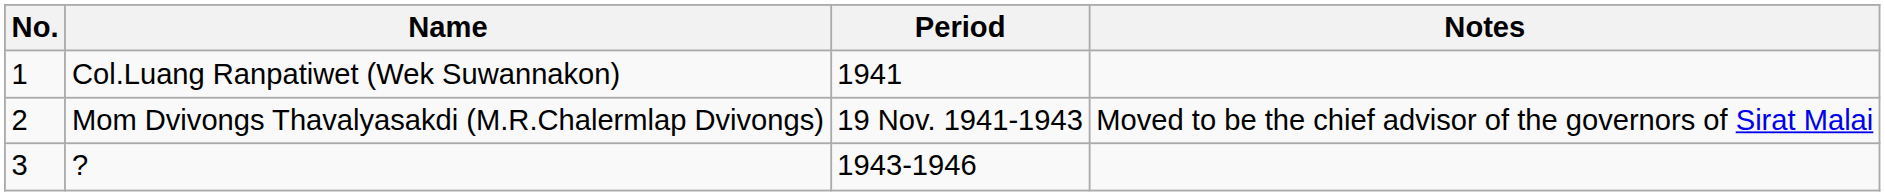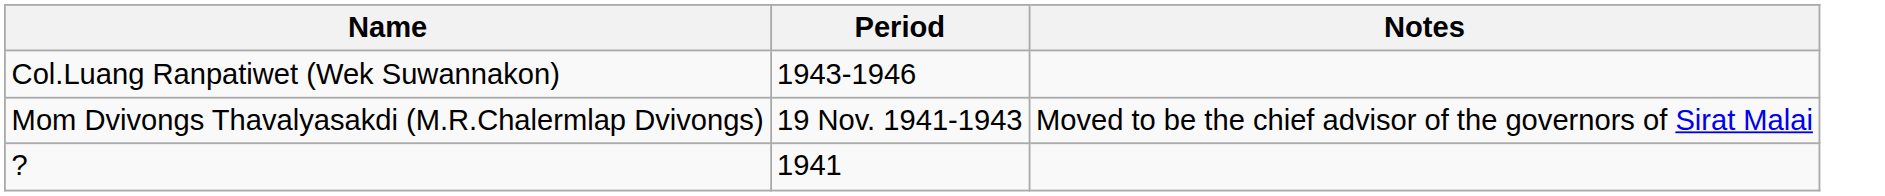- column: (35, 27)
(870, 73) 1941 -> (847, 73) 1943-1946
(907, 166) 1943-1946 -> (809, 166) 1941
